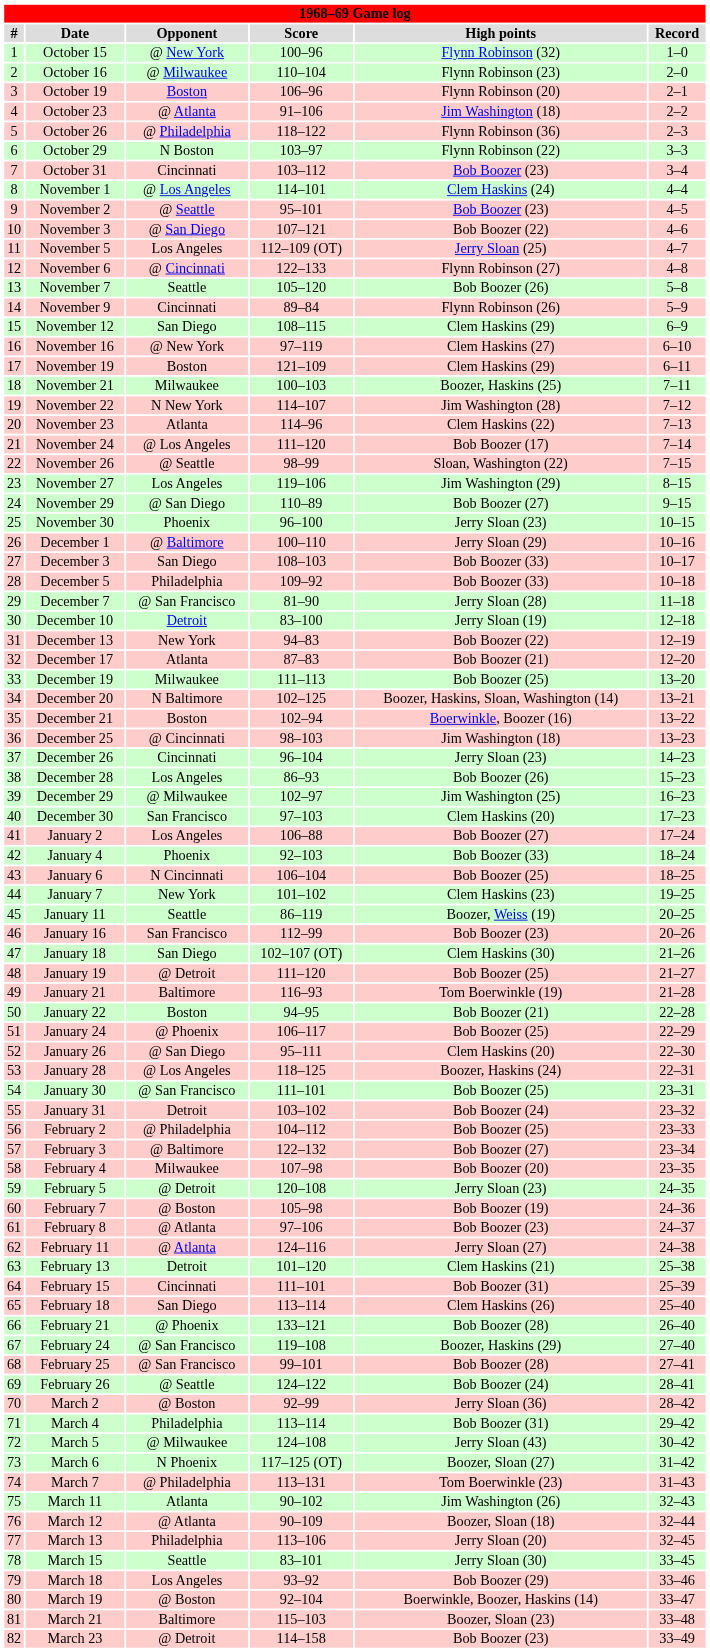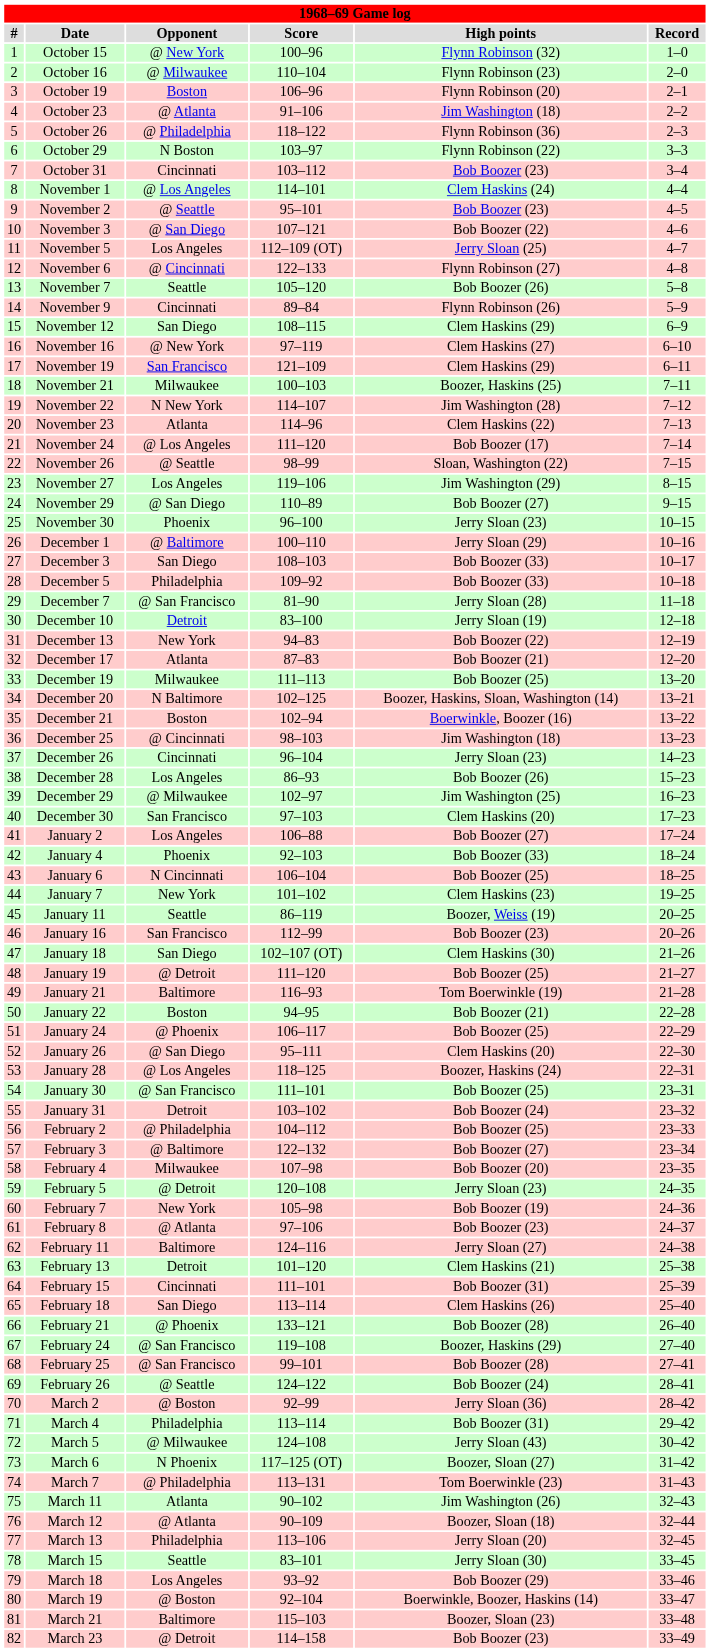(187, 366) Boston -> (187, 366) San Francisco
(187, 1208) @ Boston -> (187, 1208) New York
(187, 1247) @ Atlanta -> (187, 1247) Baltimore
